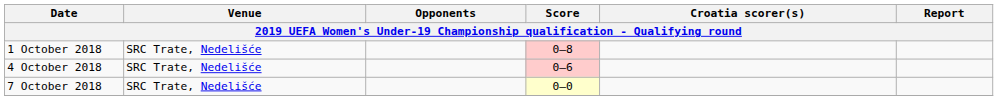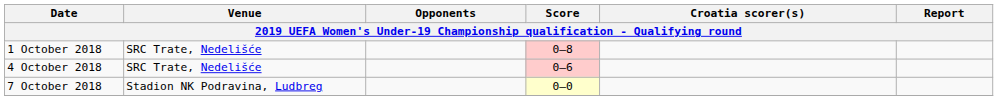(194, 86) SRC Trate, Nedelišće -> (224, 86) Stadion NK Podravina, Ludbreg
